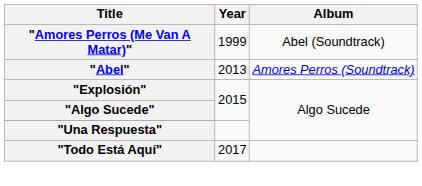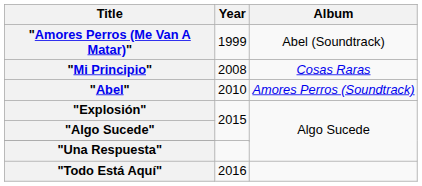+ row: (110, 69)
(232, 69) 2013 -> (232, 89) 2010
(232, 150) 2017 -> (232, 171) 2016
